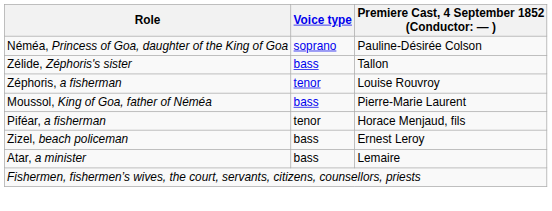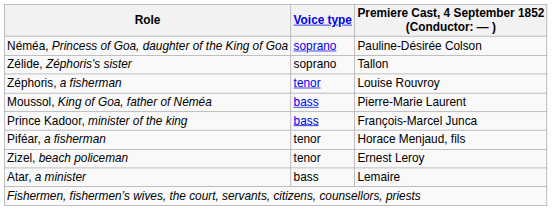(306, 64) bass -> (315, 64) soprano
+ row: (97, 121)
(306, 139) bass -> (307, 158) tenor
